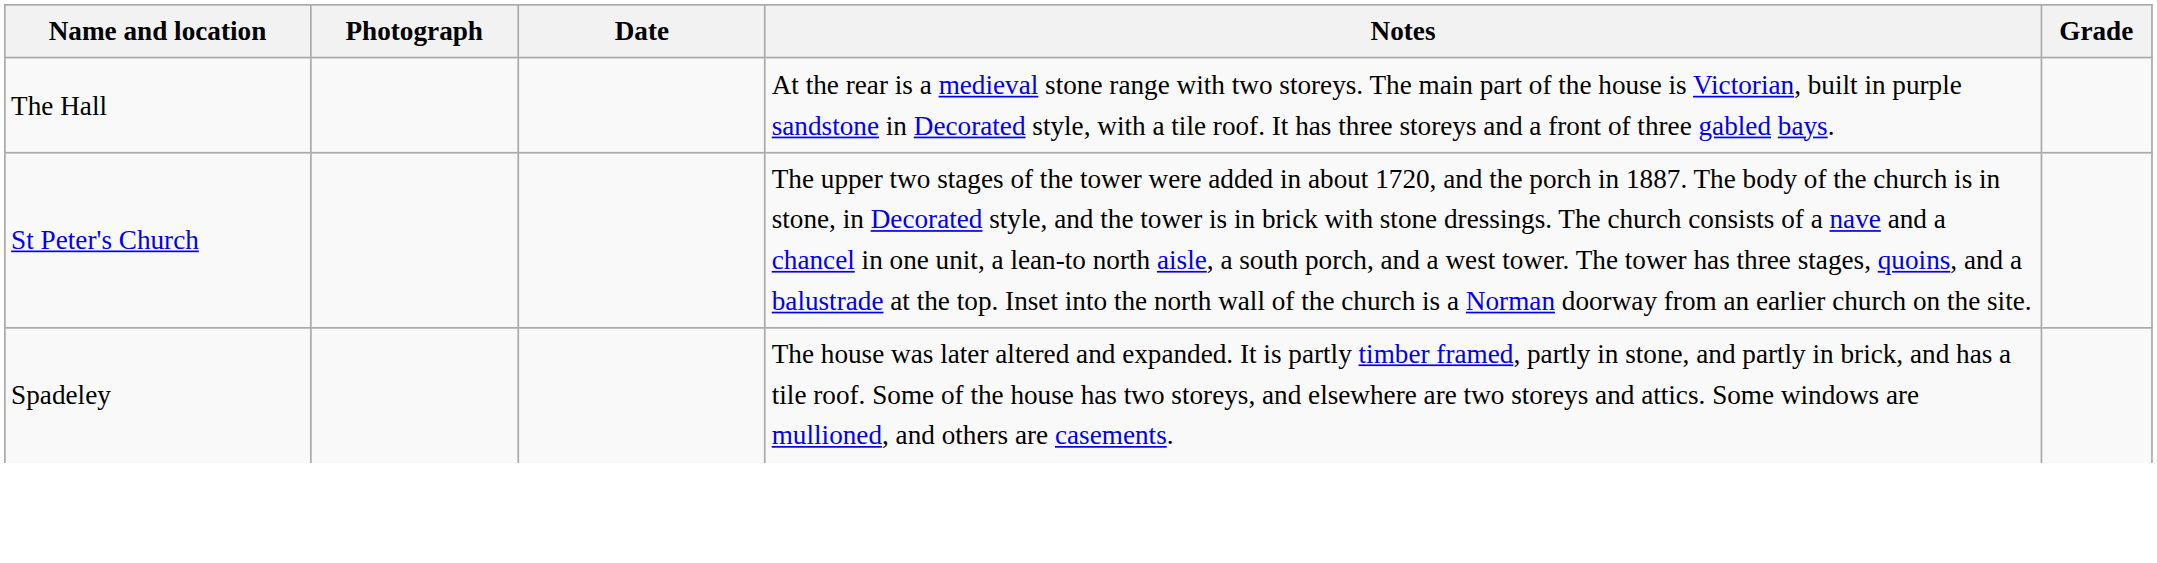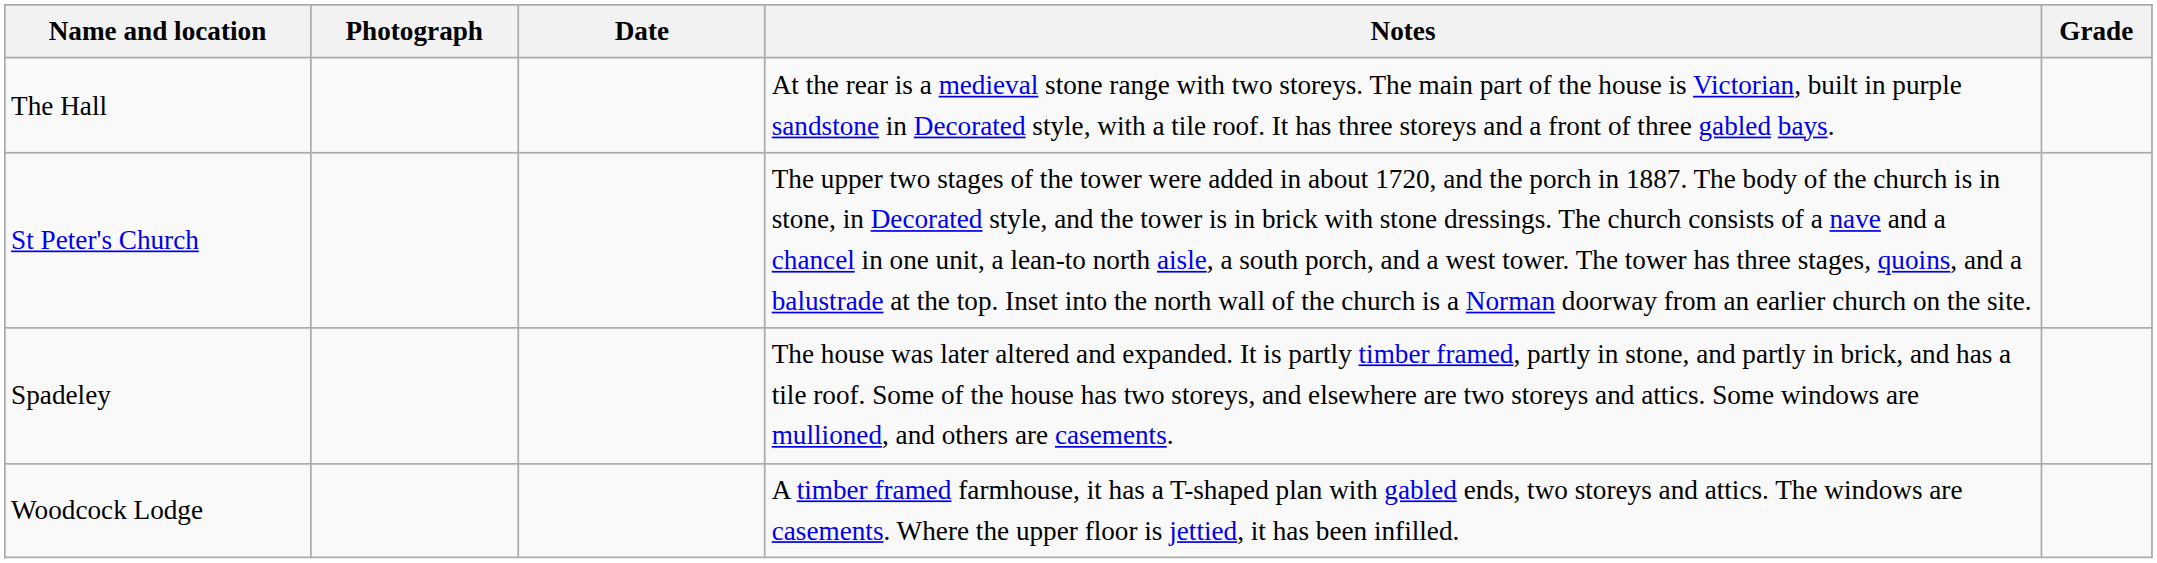+ row: (107, 509)
